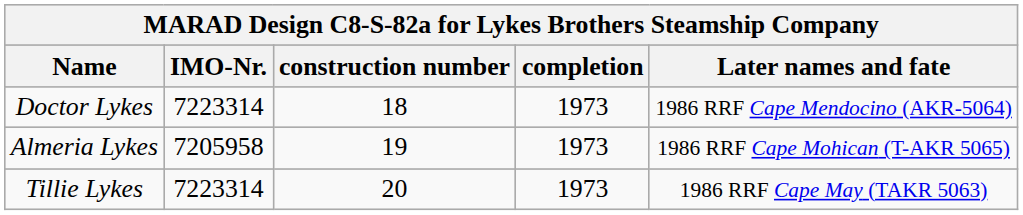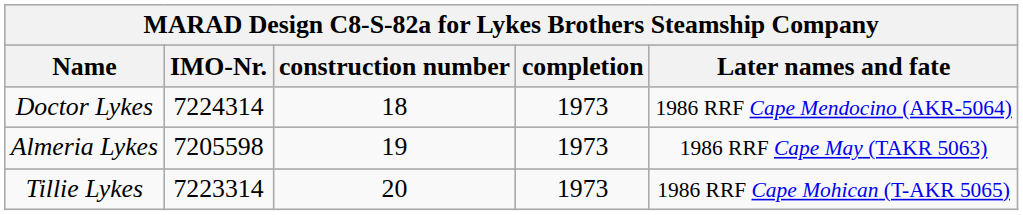(218, 106) 7223314 -> (218, 106) 7224314
(218, 147) 7205958 -> (218, 147) 7205598
(834, 149) 1986 RRF Cape Mohican (T-AKR 5065) -> (834, 149) 1986 RRF Cape May (TAKR 5063)
(834, 189) 1986 RRF Cape May (TAKR 5063) -> (834, 189) 1986 RRF Cape Mohican (T-AKR 5065)
